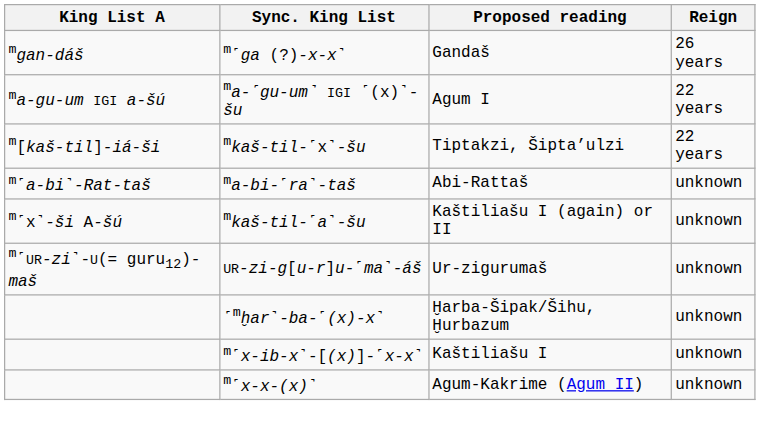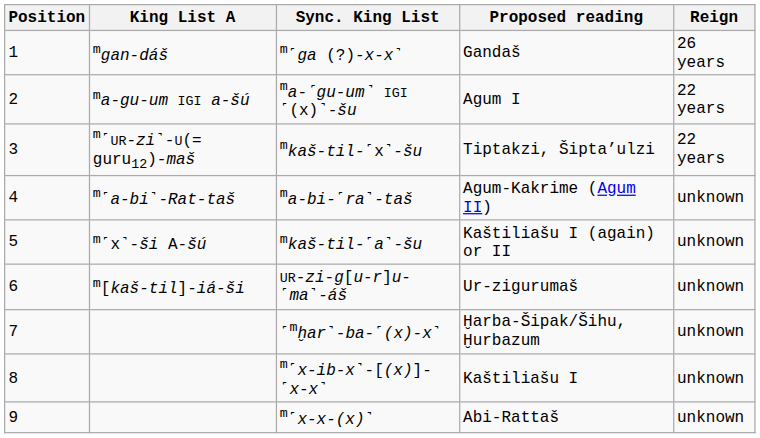+ column: (47, 18)
(84, 146) m[kaš-til]-iá-ši -> (147, 150) m˹UR-zi˺-U(= guru12)-maš
(480, 183) Abi-Rattaš -> (549, 198) Agum-Kakrime (Agum II)
(104, 269) m˹UR-zi˺-U(= guru12)-maš -> (169, 287) m[kaš-til]-iá-ši
(538, 384) Agum-Kakrime (Agum II) -> (511, 417) Abi-Rattaš
